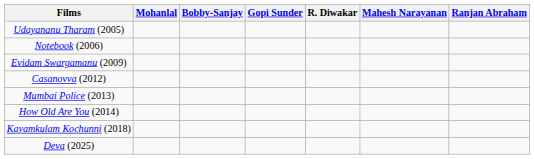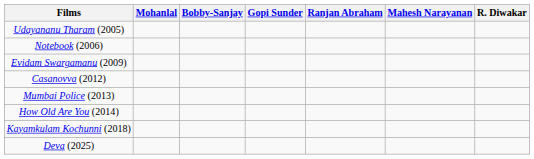columns swapped: (332, 13) <-> (489, 13)
